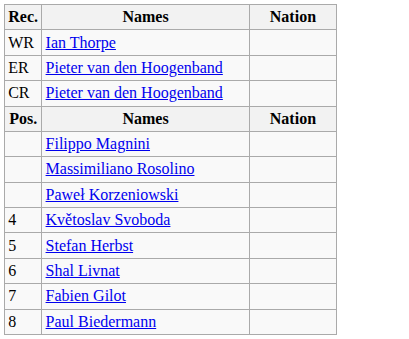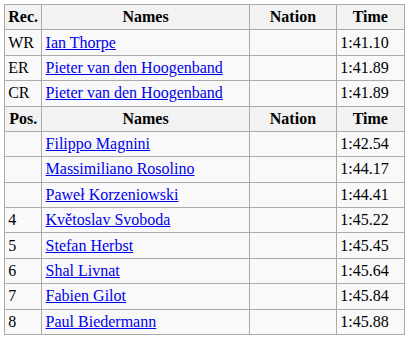+ column: (370, 17)
